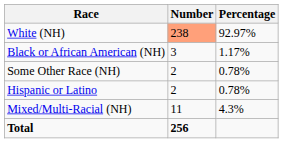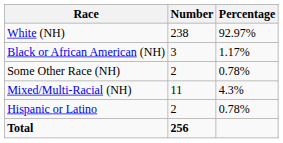(180, 33) lightsalmon background -> (180, 33) no background
rows swapped: (69, 109) <-> (52, 90)
